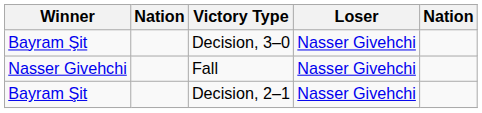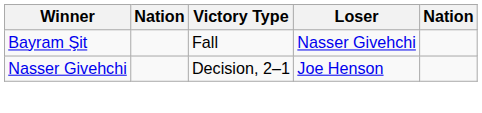- row: (241, 42)
(68, 68) Nasser Givehchi -> (48, 42) Bayram Şit
(48, 94) Bayram Şit -> (68, 68) Nasser Givehchi
(357, 94) Nasser Givehchi -> (340, 68) Joe Henson
